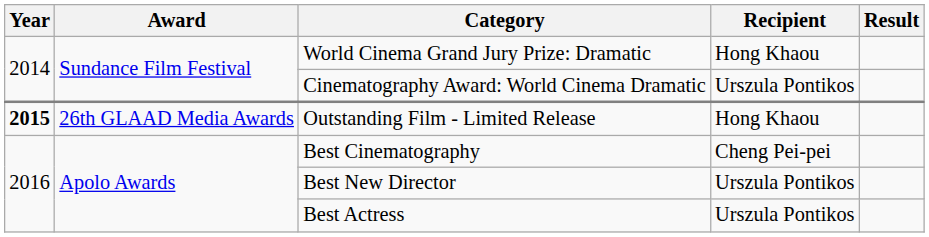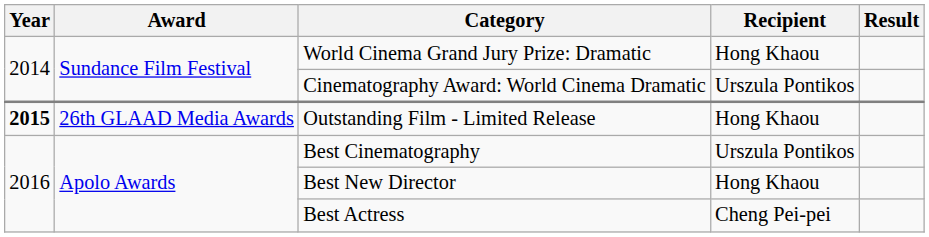(773, 150) Cheng Pei-pei -> (785, 150) Urszula Pontikos
(785, 183) Urszula Pontikos -> (767, 183) Hong Khaou
(785, 215) Urszula Pontikos -> (773, 215) Cheng Pei-pei
